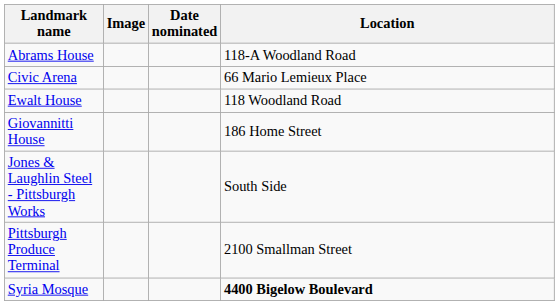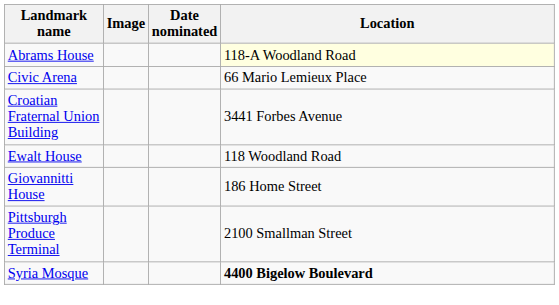(290, 54) no background -> (290, 54) lightyellow background
+ row: (54, 116)
- row: (50, 186)
